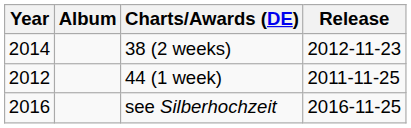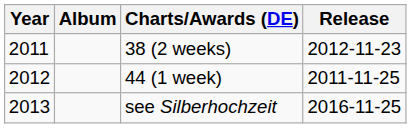(30, 48) 2014 -> (29, 48) 2011
(30, 107) 2016 -> (30, 107) 2013
